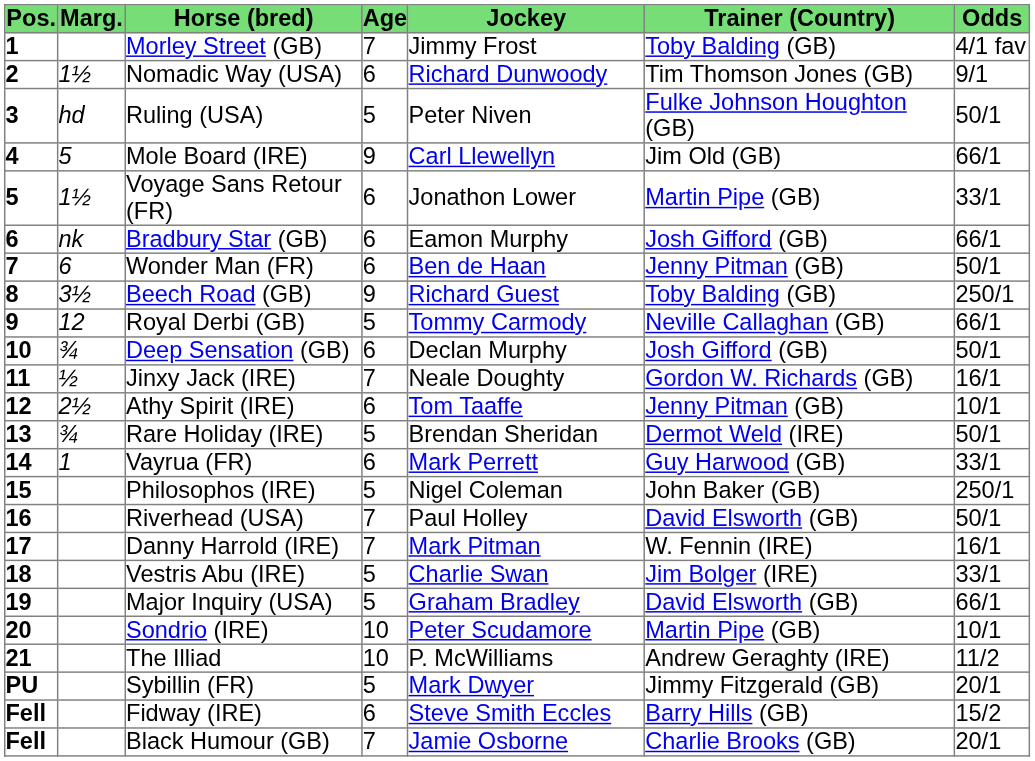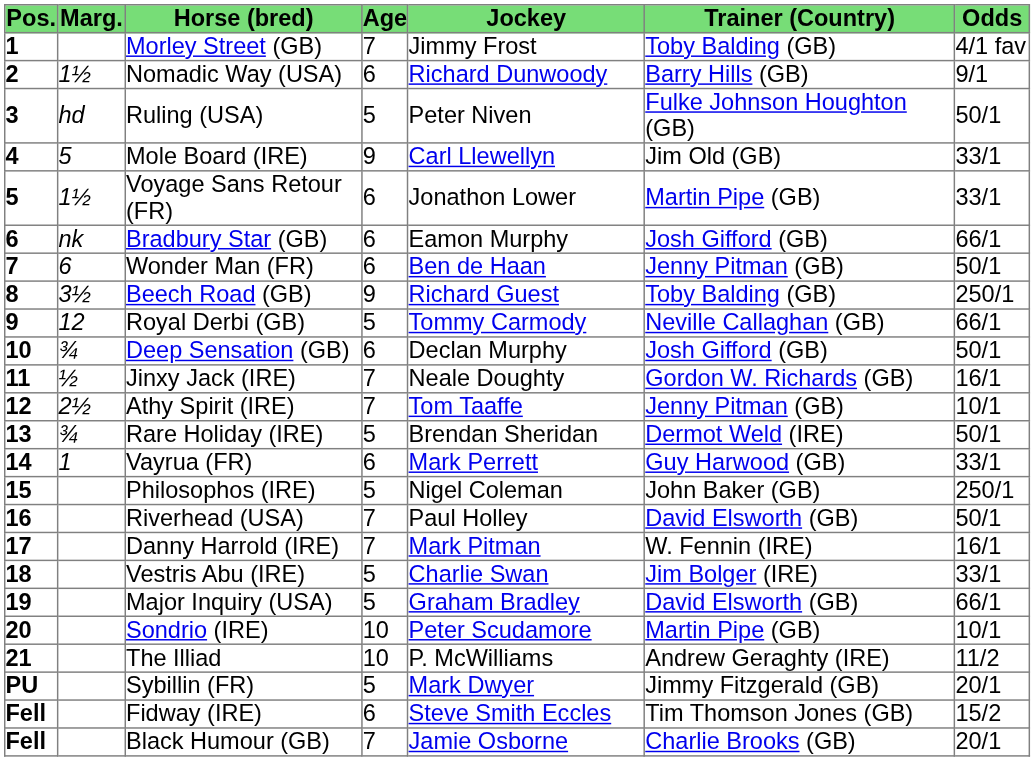(779, 74) Tim Thomson Jones (GB) -> (727, 74) Barry Hills (GB)
(978, 156) 66/1 -> (978, 156) 33/1
(369, 406) 6 -> (369, 406) 7
(727, 713) Barry Hills (GB) -> (779, 713) Tim Thomson Jones (GB)
